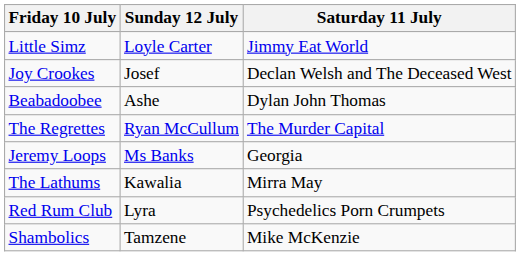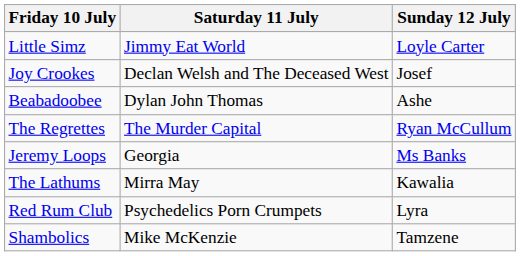columns swapped: (379, 18) <-> (182, 18)
